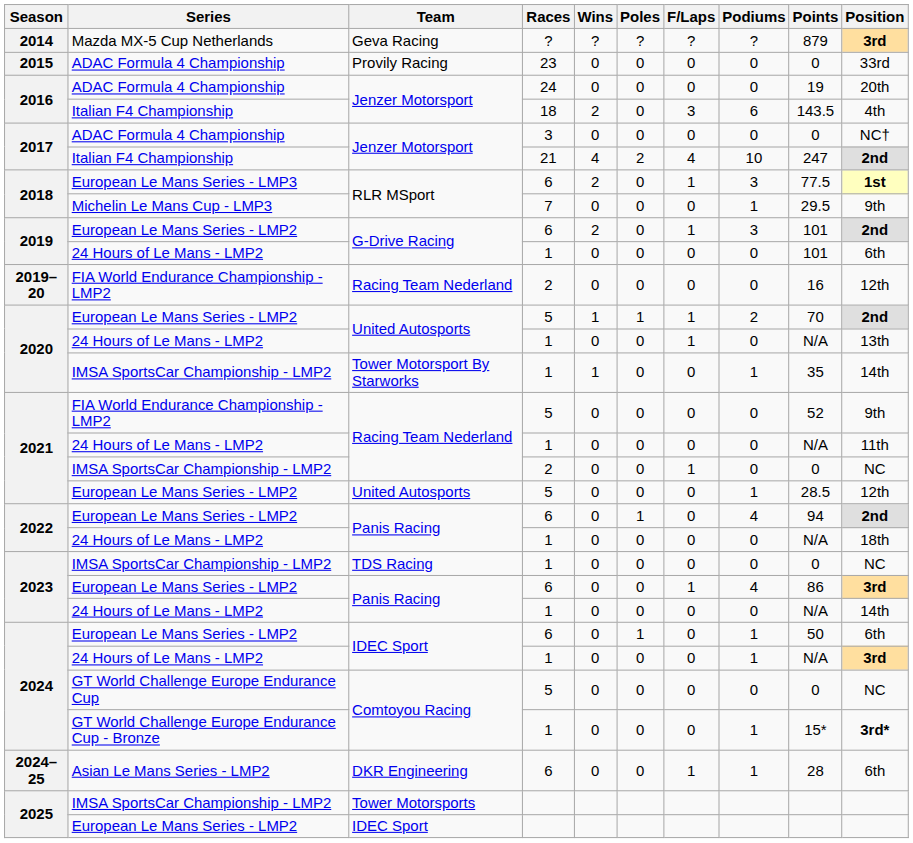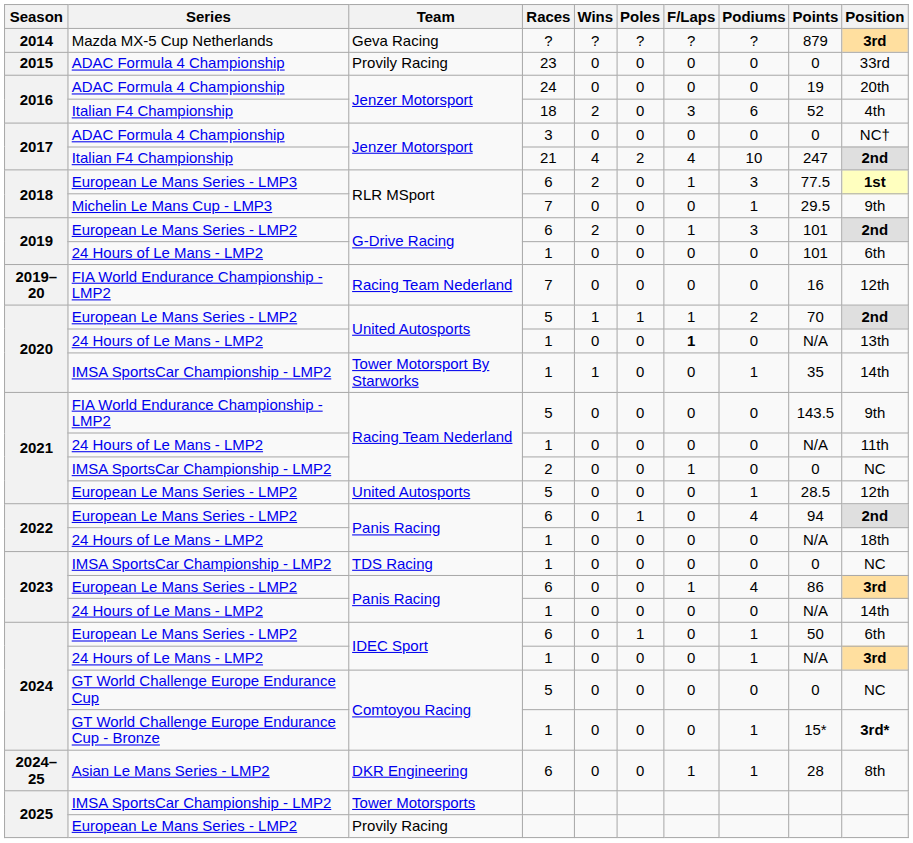(815, 111) 143.5 -> (815, 111) 52
(548, 285) 2 -> (548, 285) 7
(691, 341) normal -> (691, 341) bold
(815, 413) 52 -> (815, 413) 143.5
(875, 771) 6th -> (875, 771) 8th
(390, 826) IDEC Sport -> (400, 826) Provily Racing
